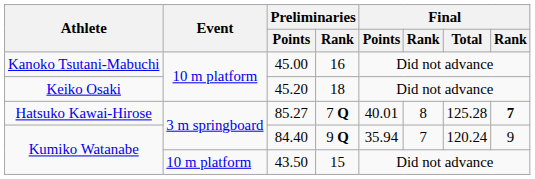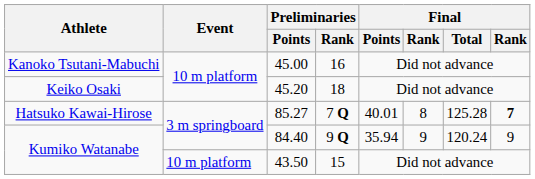(423, 138) 7 -> (423, 138) 9
